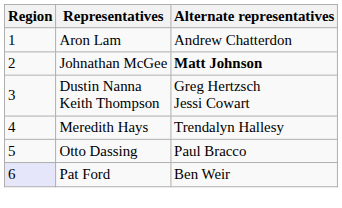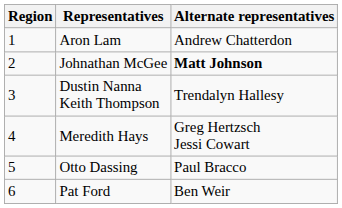(217, 95) Greg Hertzsch Jessi Cowart -> (229, 95) Trendalyn Hallesy
(229, 127) Trendalyn Hallesy -> (217, 135) Greg Hertzsch Jessi Cowart
(12, 174) lavender background -> (12, 191) no background
